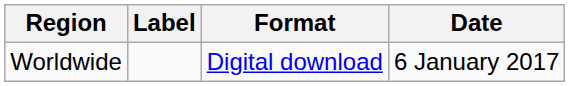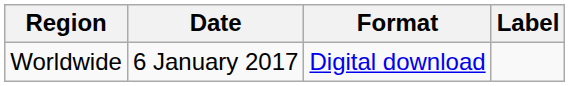columns swapped: (477, 23) <-> (164, 23)
